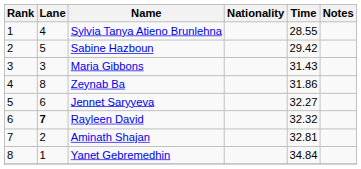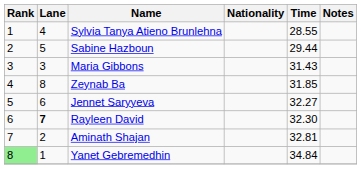(303, 48) 29.42 -> (303, 48) 29.44
(303, 84) 31.86 -> (303, 84) 31.85
(303, 119) 32.32 -> (303, 119) 32.30
(10, 155) no background -> (10, 155) lightgreen background
